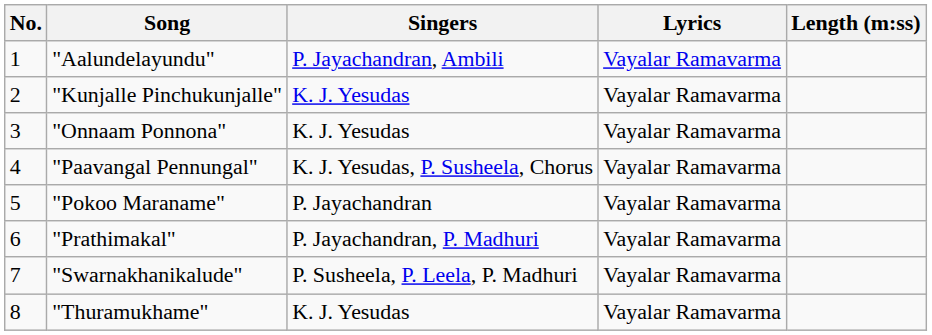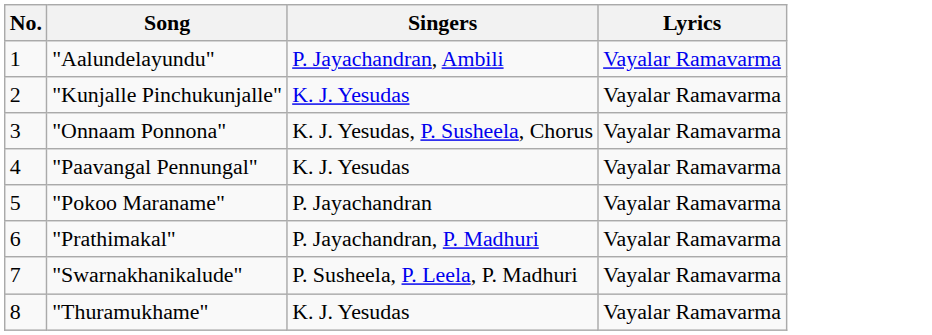- column: (856, 22)
(351, 131) K. J. Yesudas -> (443, 131) K. J. Yesudas, P. Susheela, Chorus
(443, 167) K. J. Yesudas, P. Susheela, Chorus -> (351, 167) K. J. Yesudas
